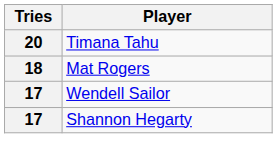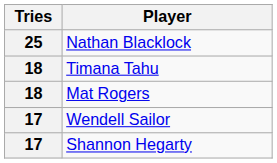+ row: (129, 42)
(33, 42) 20 -> (33, 68) 18
